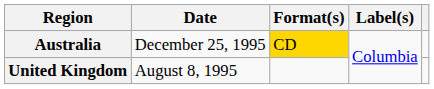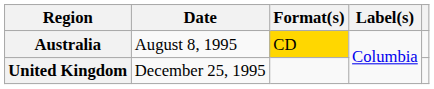(200, 44) December 25, 1995 -> (186, 44) August 8, 1995
(186, 70) August 8, 1995 -> (200, 70) December 25, 1995
